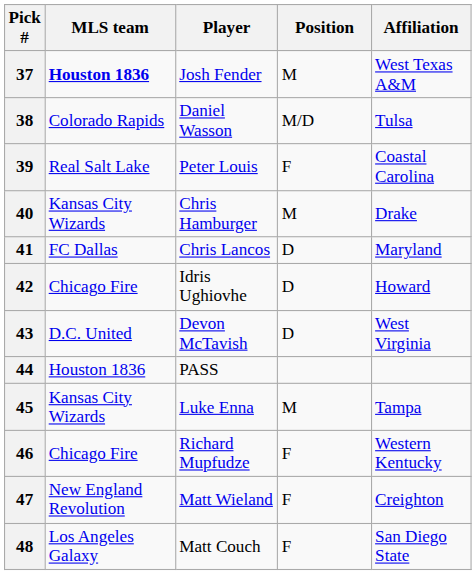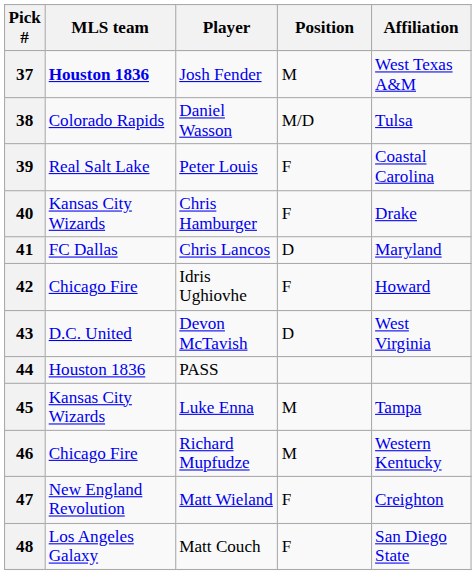(289, 213) M -> (287, 213) F
(288, 286) D -> (287, 286) F
(287, 453) F -> (289, 453) M
